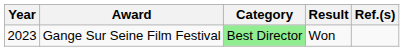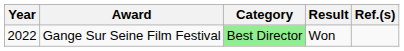(22, 35) 2023 -> (22, 35) 2022
